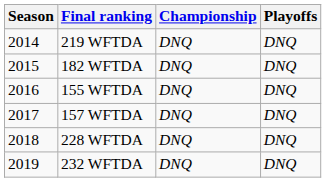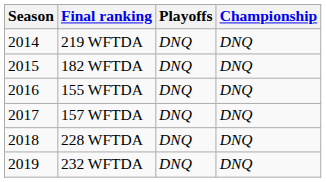columns swapped: (290, 16) <-> (208, 16)
